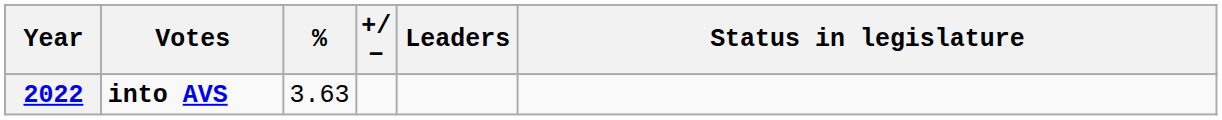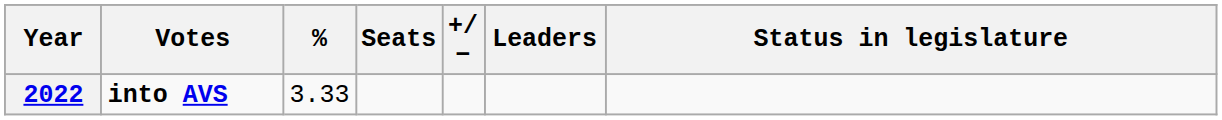+ column: (399, 40)
(319, 95) 3.63 -> (319, 95) 3.33
